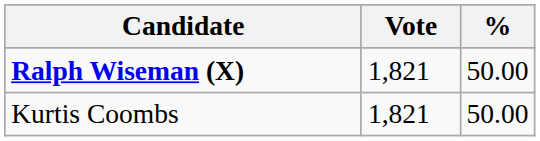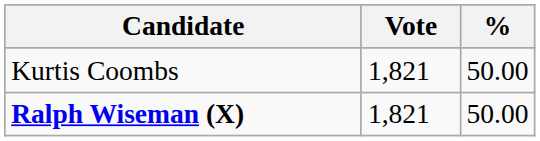rows swapped: (128, 69) <-> (95, 113)
